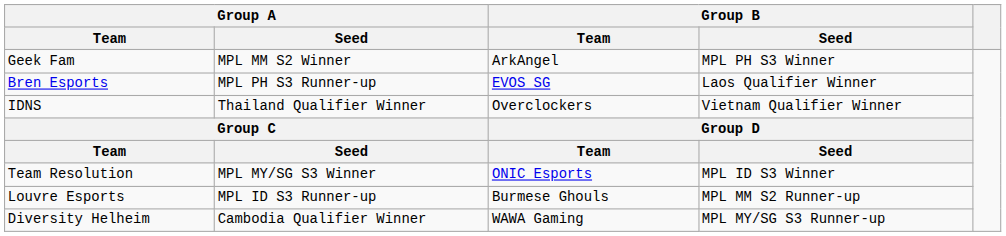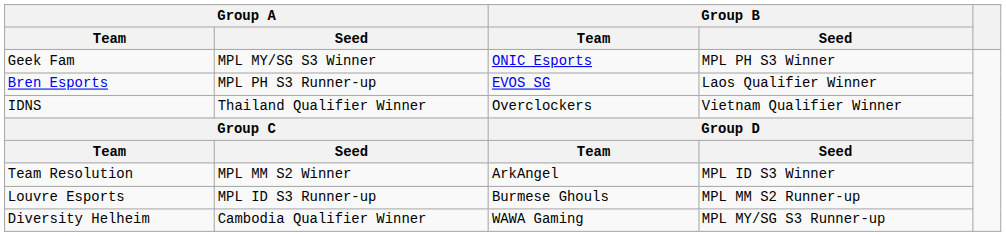(285, 61) MPL MM S2 Winner -> (297, 61) MPL MY/SG S3 Winner
(525, 61) ArkAngel -> (542, 61) ONIC Esports
(297, 175) MPL MY/SG S3 Winner -> (285, 175) MPL MM S2 Winner
(542, 175) ONIC Esports -> (525, 175) ArkAngel
